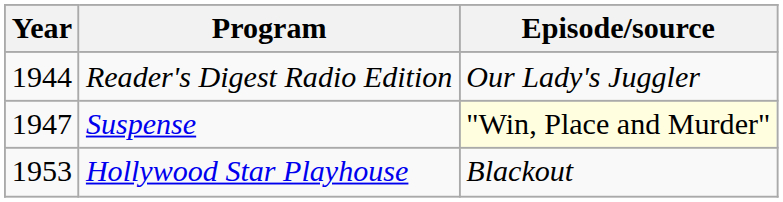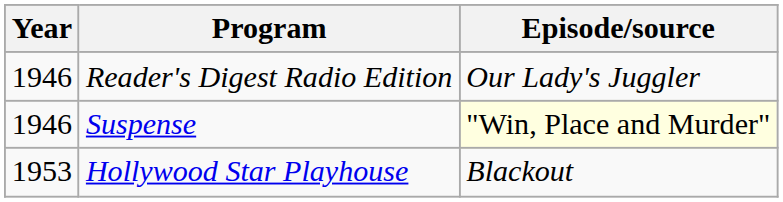(42, 76) 1944 -> (42, 76) 1946
(42, 123) 1947 -> (42, 123) 1946
